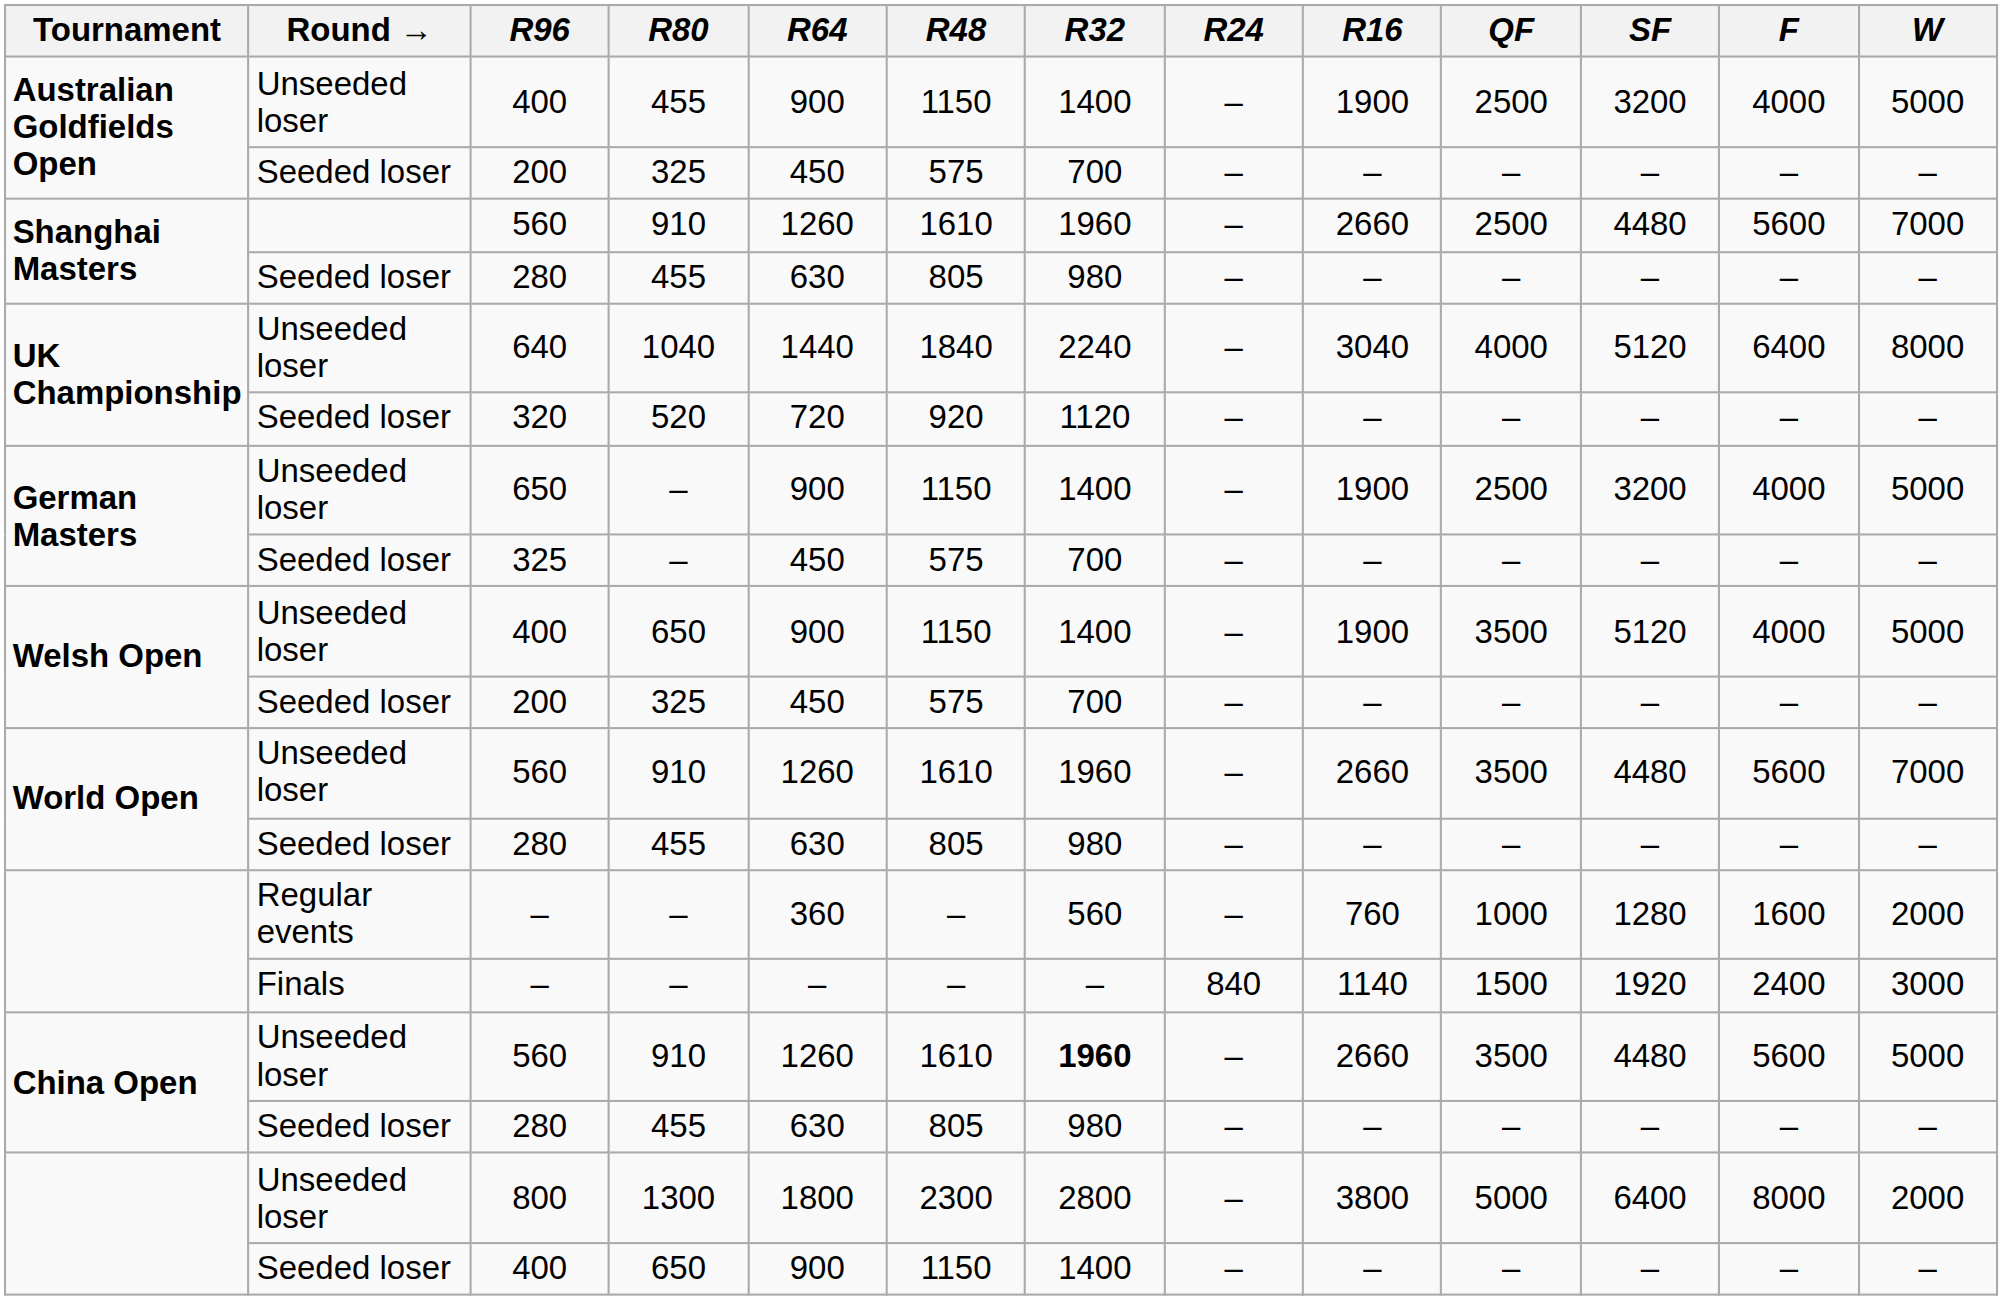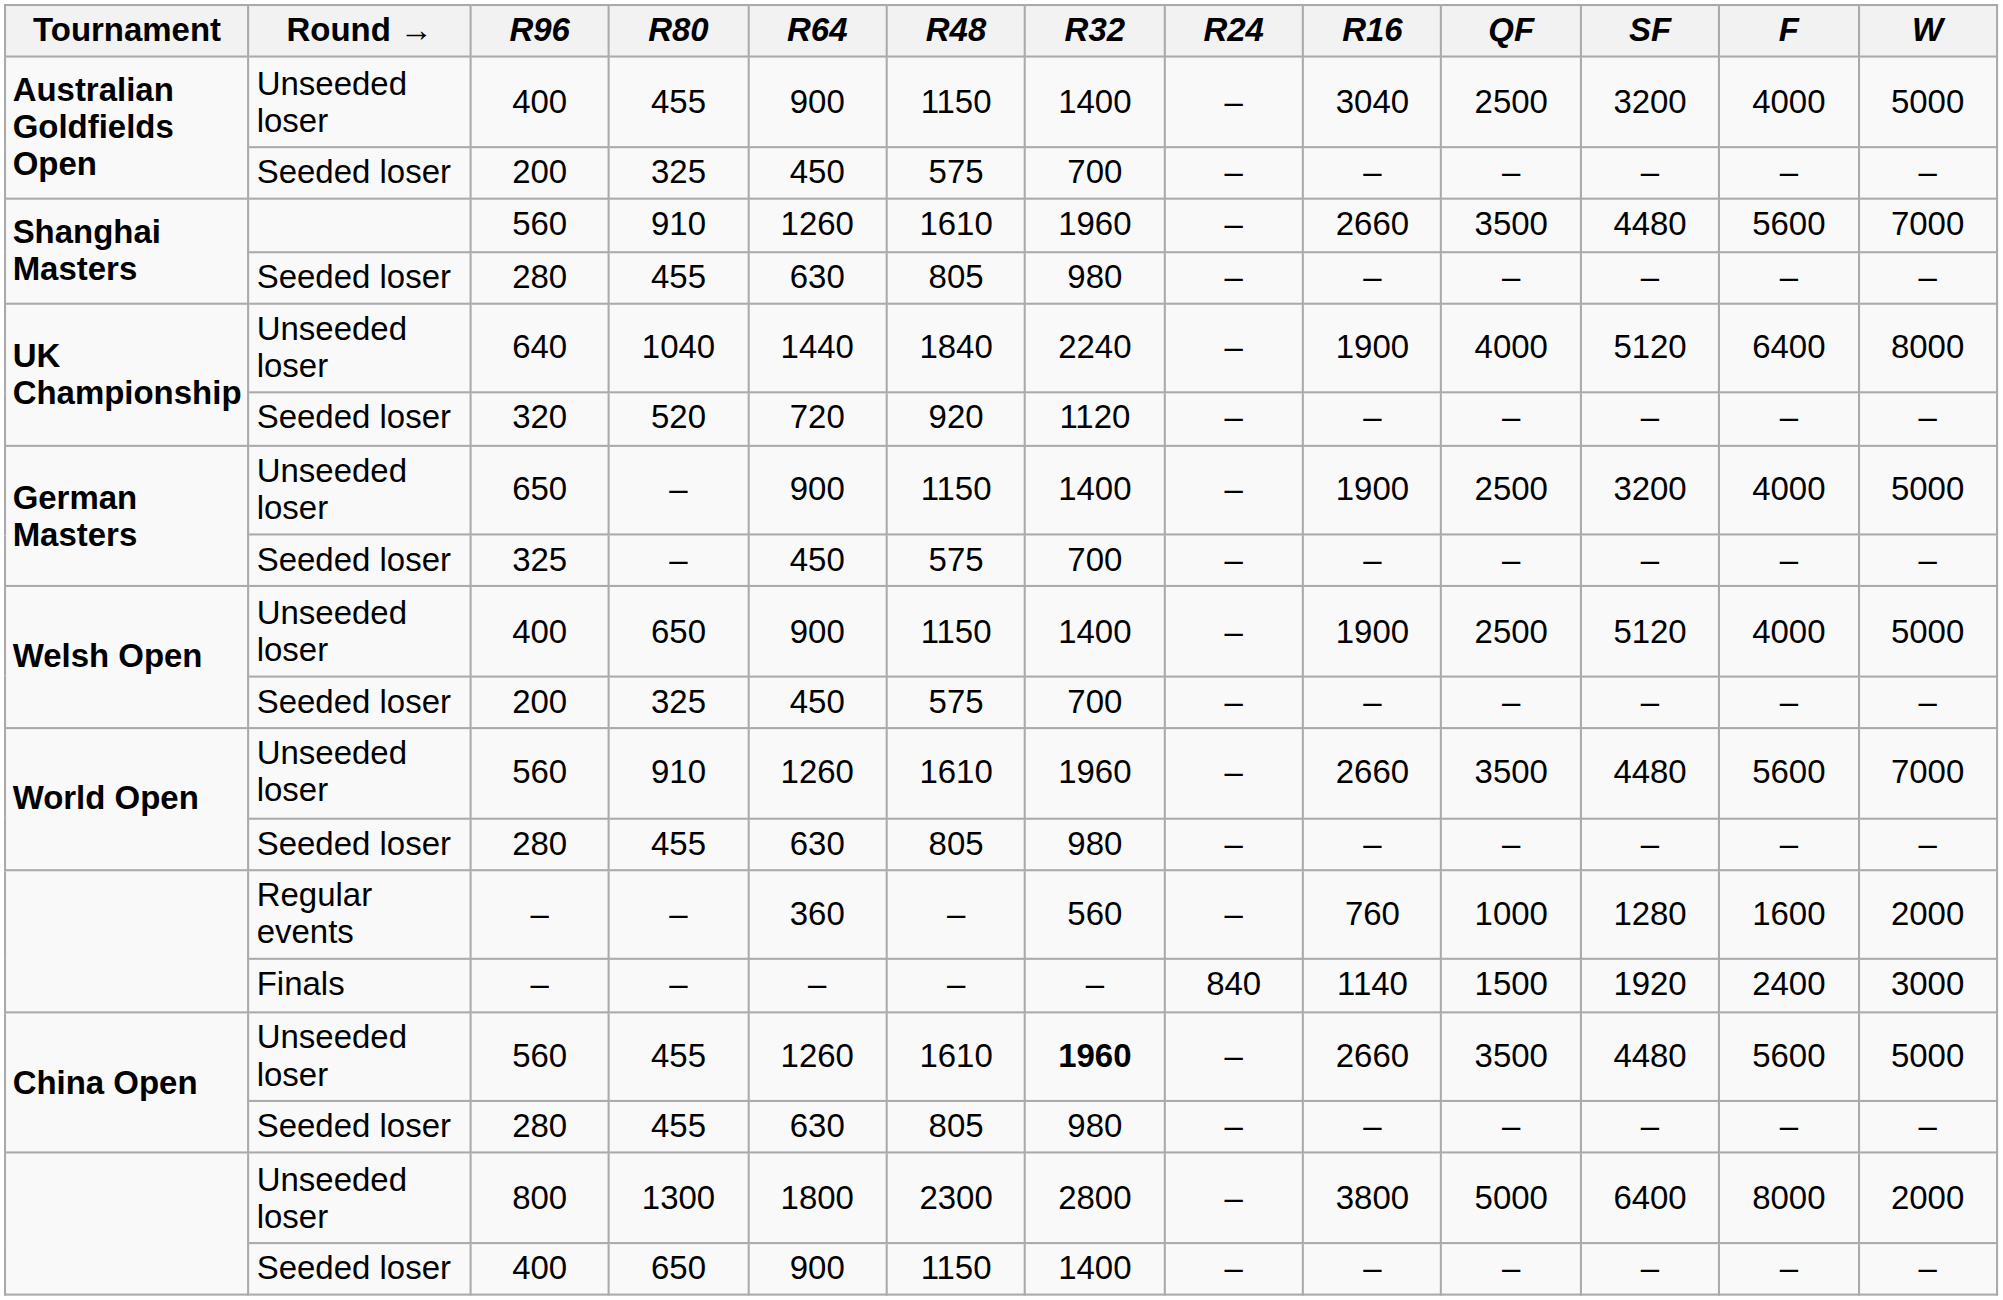(1372, 101) 1900 -> (1372, 101) 3040
(1511, 224) 2500 -> (1511, 224) 3500
(1372, 347) 3040 -> (1372, 347) 1900
(1511, 630) 3500 -> (1511, 630) 2500
(678, 1055) 910 -> (678, 1055) 455
